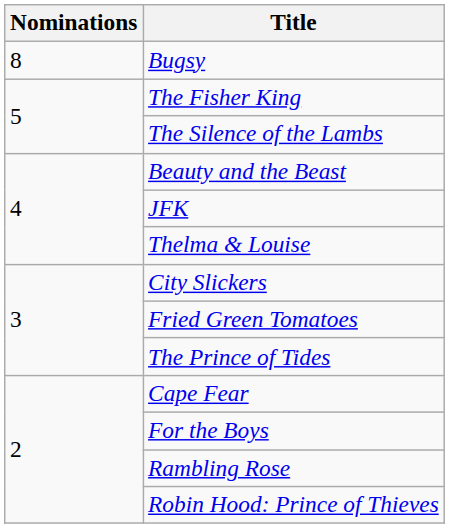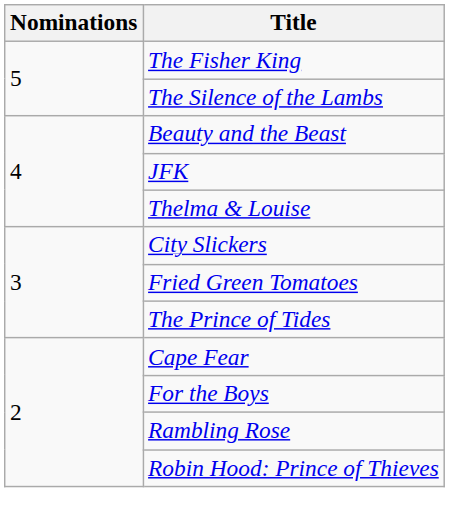- row: (177, 60)
